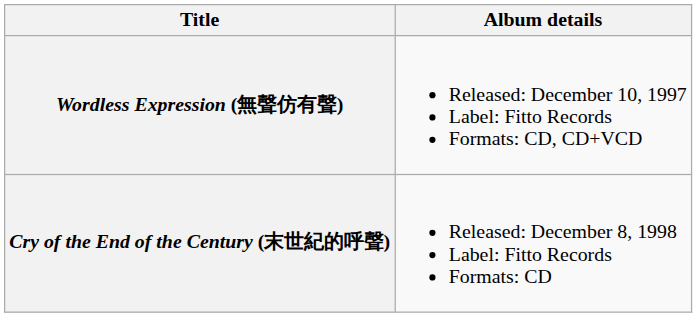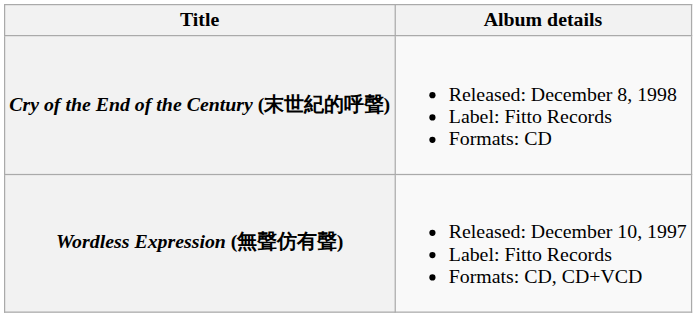rows swapped: (200, 104) <-> (200, 242)
